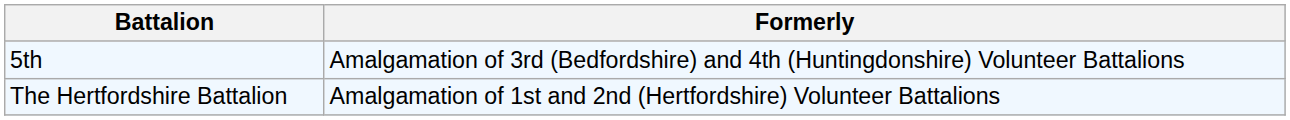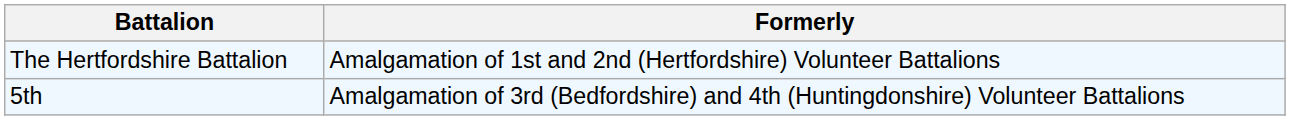rows swapped: (26, 59) <-> (149, 96)
